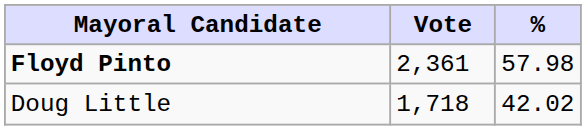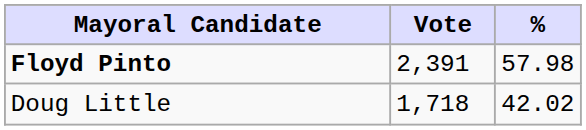(433, 64) 2,361 -> (433, 64) 2,391
